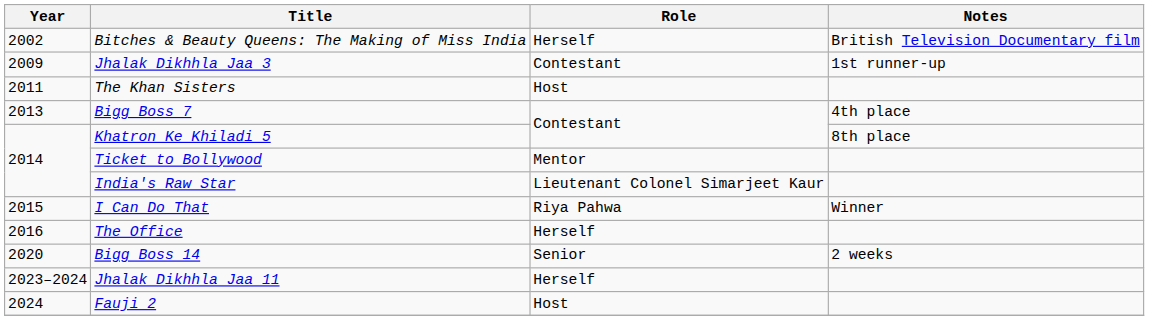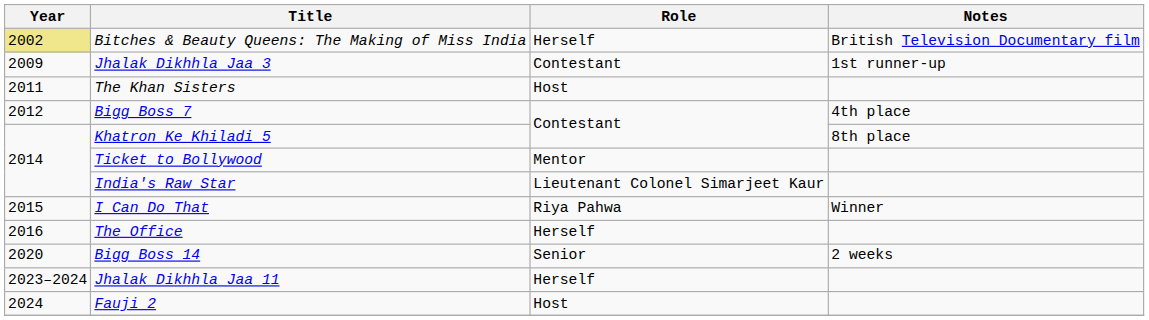(26, 40) no background -> (26, 40) khaki background
(26, 112) 2013 -> (26, 112) 2012
